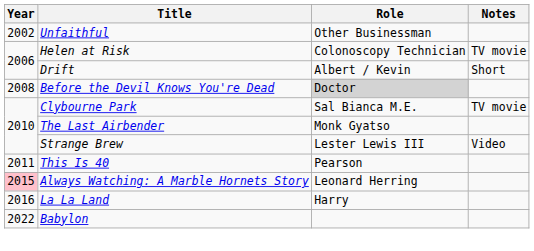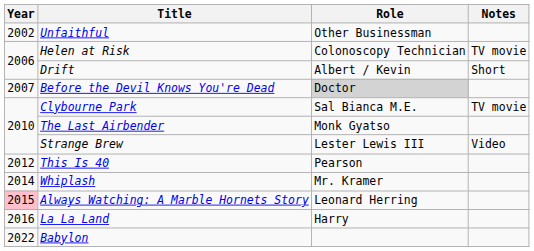(21, 88) 2008 -> (21, 88) 2007
(21, 163) 2011 -> (21, 163) 2012
+ row: (68, 182)
